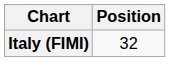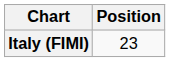(129, 43) 32 -> (129, 43) 23
